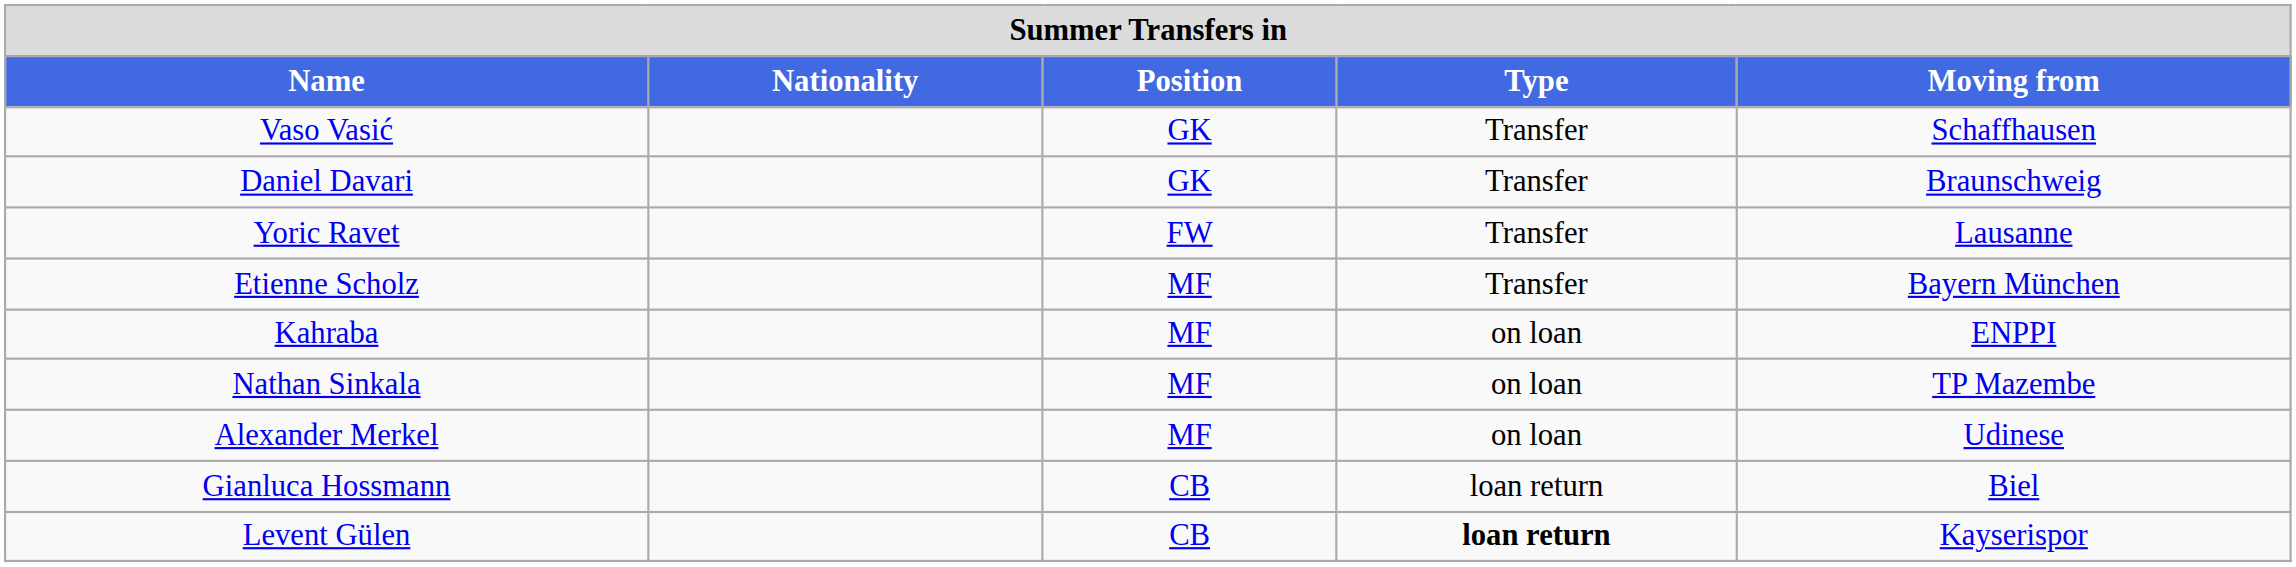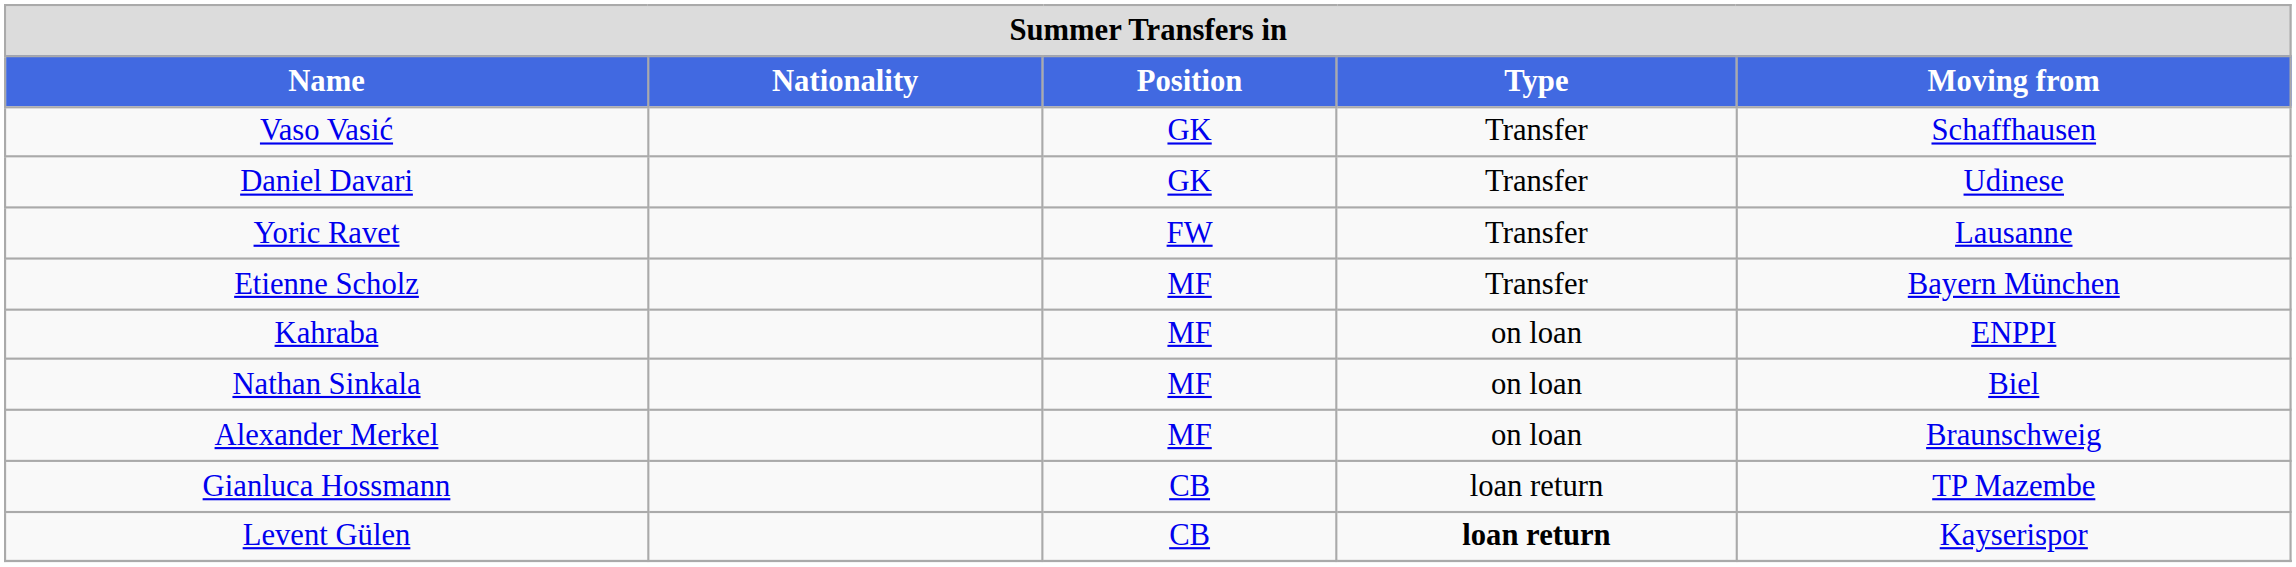(2014, 181) Braunschweig -> (2014, 181) Udinese
(2014, 384) TP Mazembe -> (2014, 384) Biel
(2014, 434) Udinese -> (2014, 434) Braunschweig
(2014, 485) Biel -> (2014, 485) TP Mazembe
